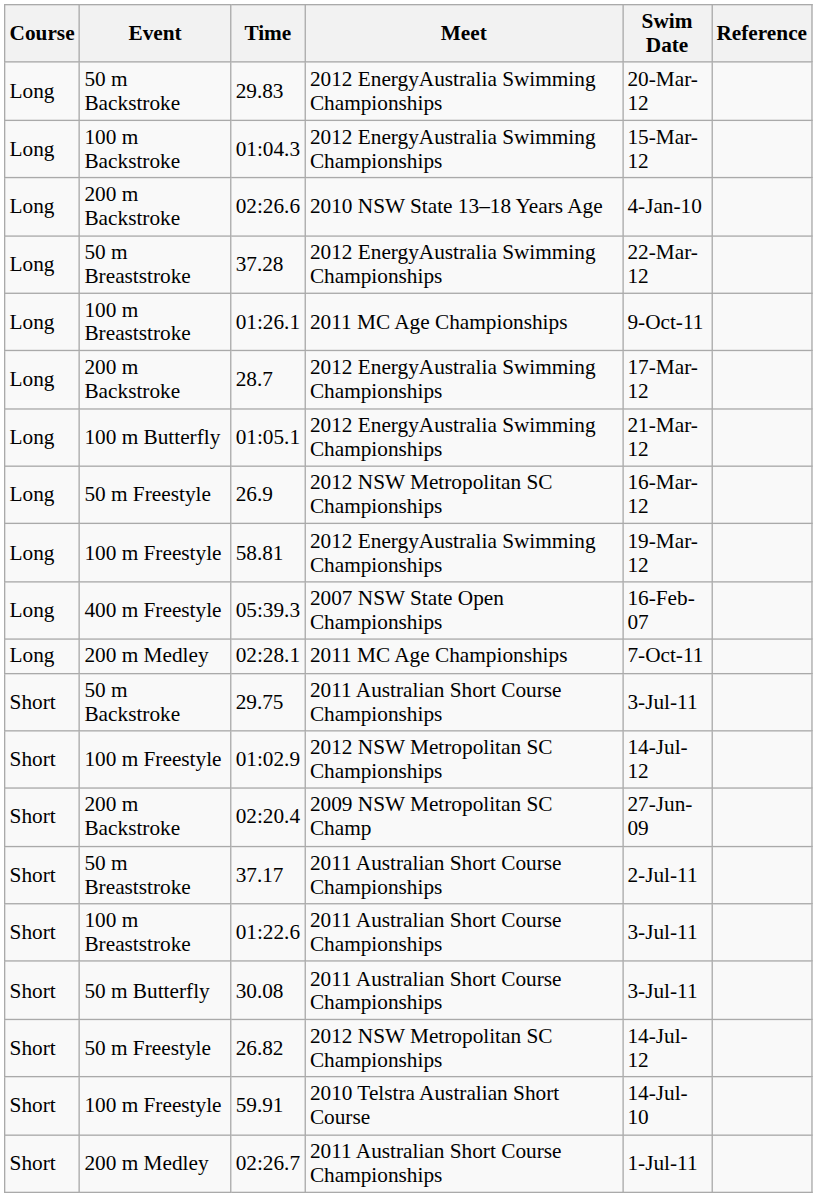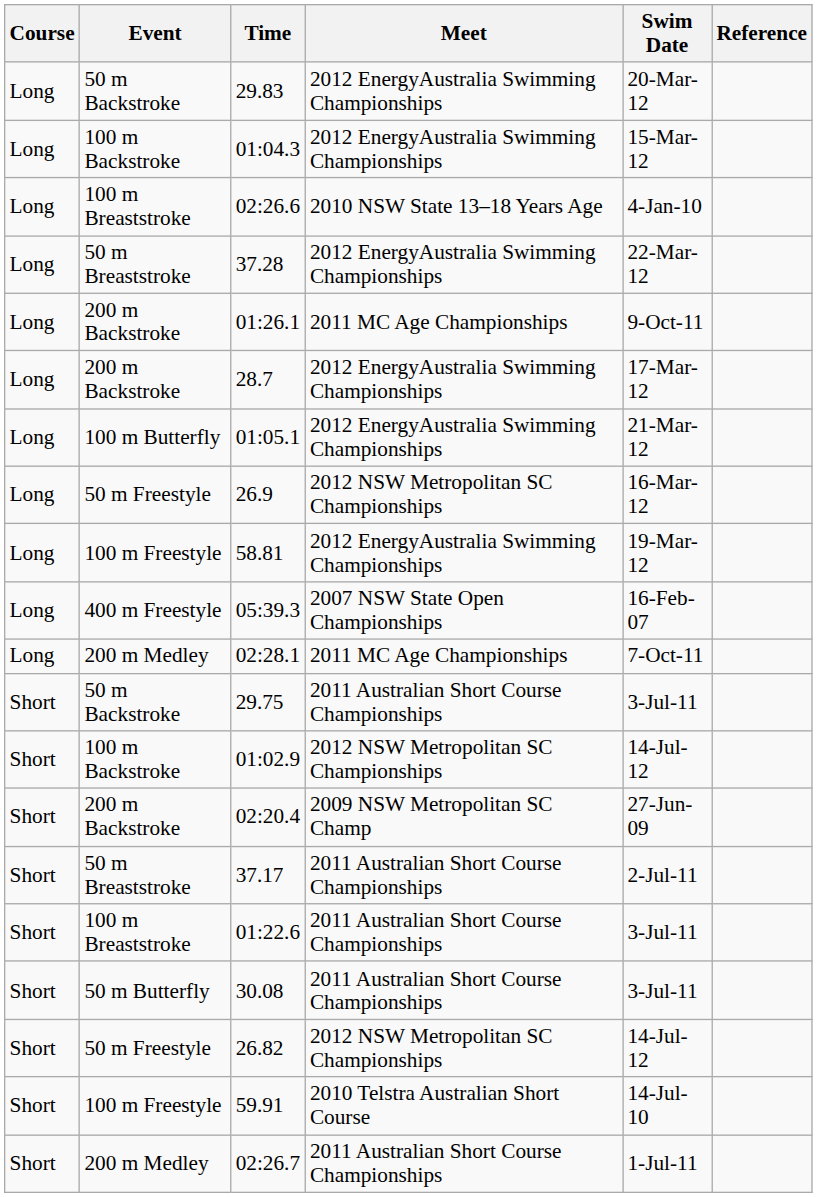(132, 206) 200 m Backstroke -> (138, 206) 100 m Breaststroke
(138, 321) 100 m Breaststroke -> (132, 321) 200 m Backstroke
(153, 759) 100 m Freestyle -> (132, 759) 100 m Backstroke
